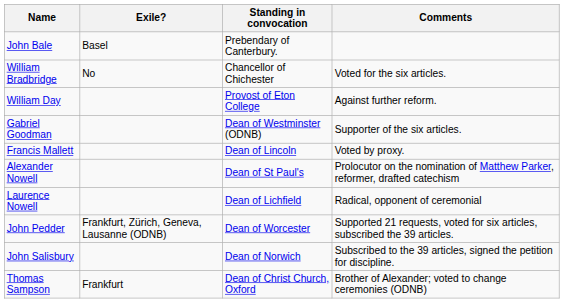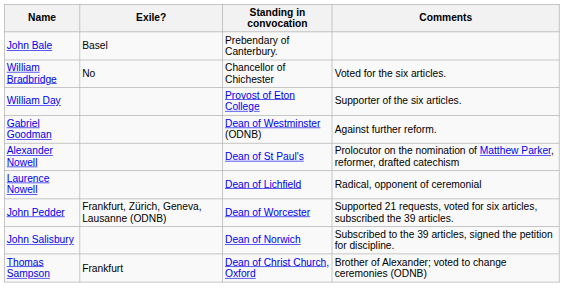(386, 101) Against further reform. -> (398, 101) Supporter of the six articles.
(398, 129) Supporter of the six articles. -> (386, 129) Against further reform.
- row: (40, 151)
